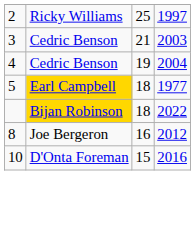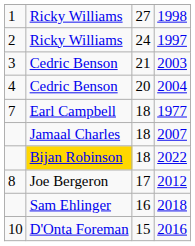+ row: (172, 16)
(143, 16) 25 -> (143, 39) 24
(143, 63) 19 -> (143, 87) 20
(12, 87) 5 -> (12, 110) 7
(73, 87) gold background -> (73, 110) no background
+ row: (172, 134)
(143, 134) 16 -> (143, 181) 17
+ row: (172, 205)
